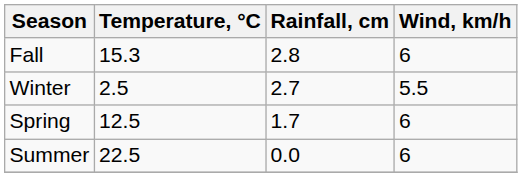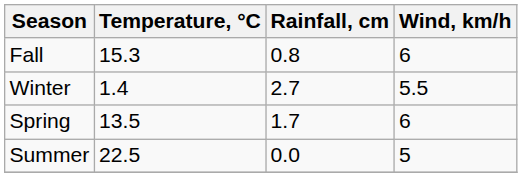(285, 54) 2.8 -> (285, 54) 0.8
(114, 88) 2.5 -> (114, 88) 1.4
(120, 121) 12.5 -> (120, 121) 13.5
(405, 155) 6 -> (405, 155) 5
